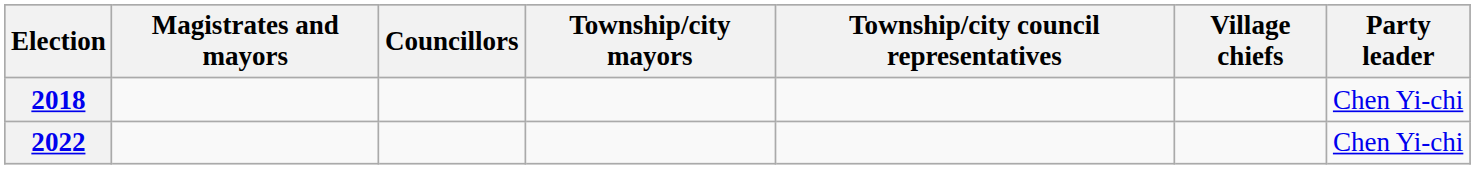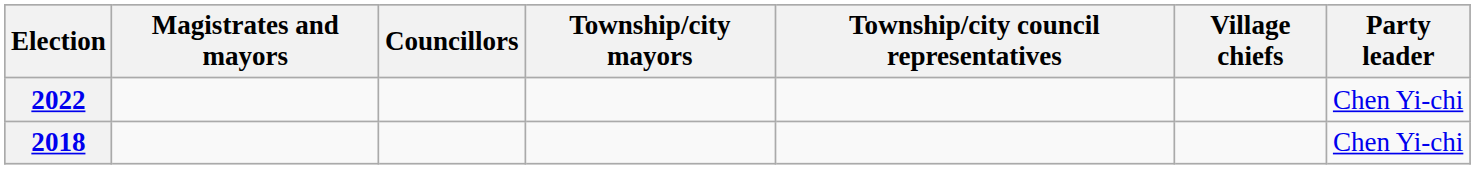rows swapped: (58, 99) <-> (58, 142)
